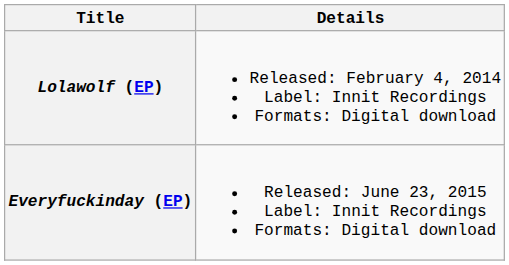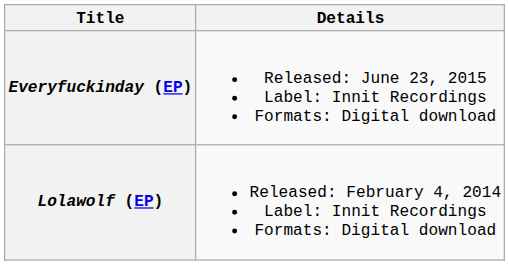rows swapped: (100, 88) <-> (100, 202)
